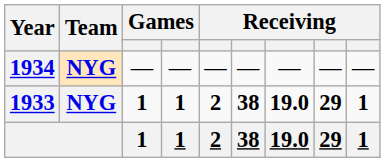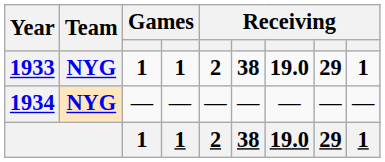rows swapped: (32, 103) <-> (32, 68)
